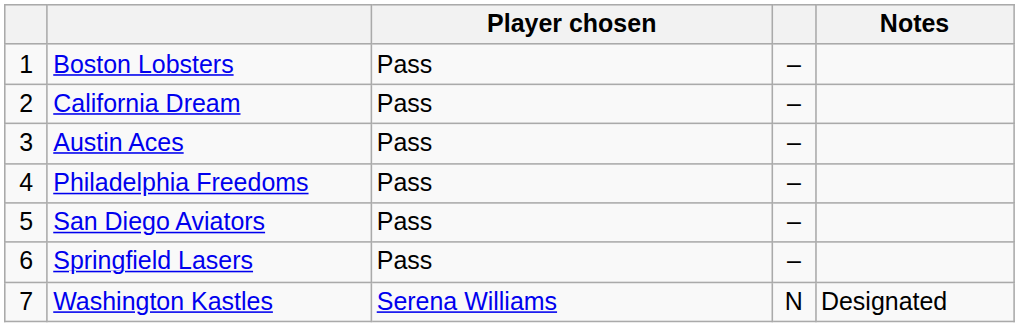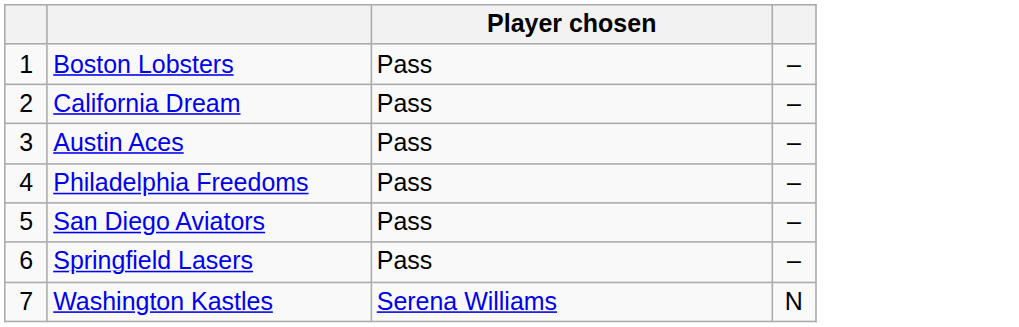- column: (915, 24)
